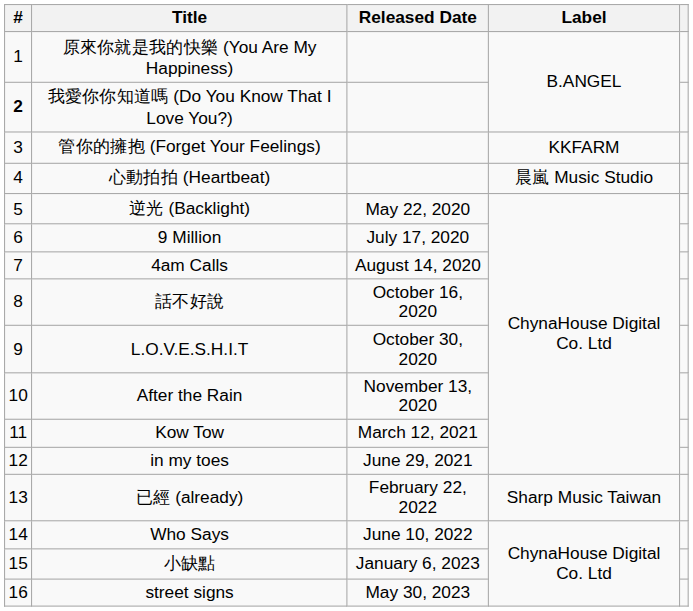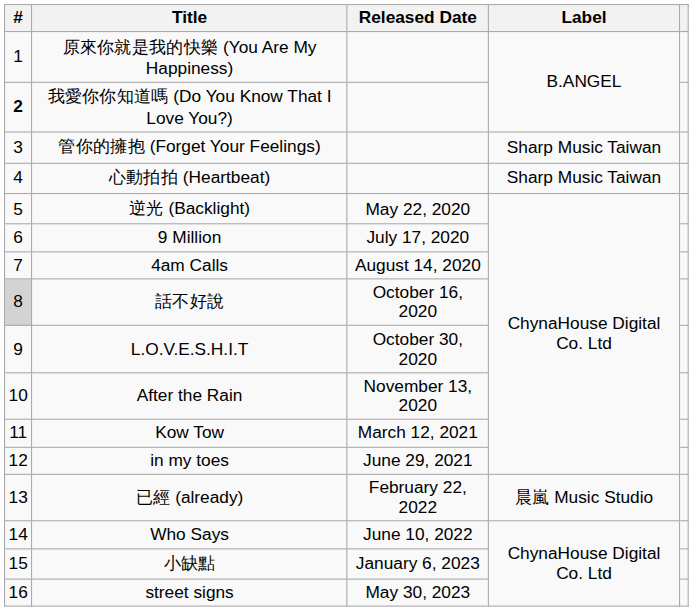(584, 147) KKFARM -> (584, 147) Sharp Music Taiwan
(584, 177) 晨嵐 Music Studio -> (584, 178) Sharp Music Taiwan
(18, 302) no background -> (18, 302) lightgrey background
(584, 497) Sharp Music Taiwan -> (584, 497) 晨嵐 Music Studio
